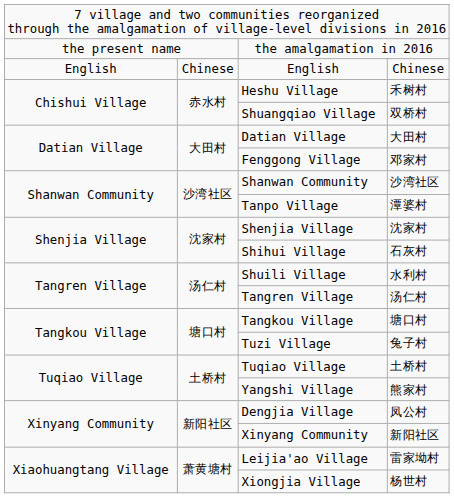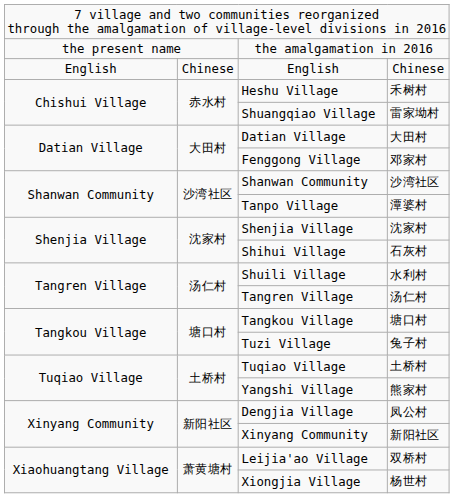(409, 113) 双桥村 -> (415, 113) 雷家坳村
(415, 458) 雷家坳村 -> (409, 458) 双桥村
